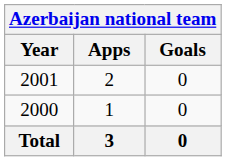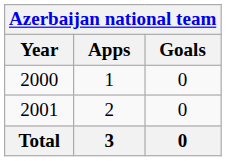rows swapped: (39, 110) <-> (39, 79)
